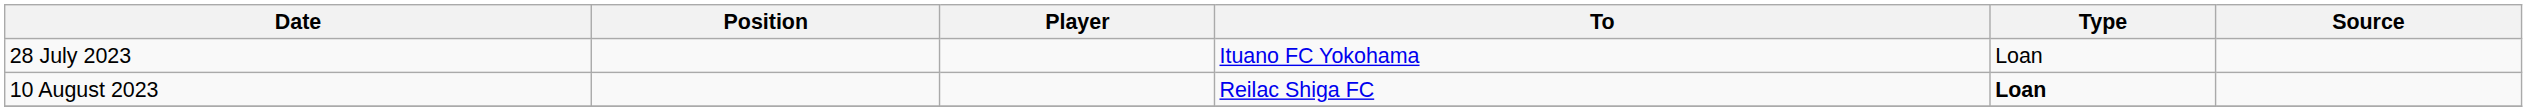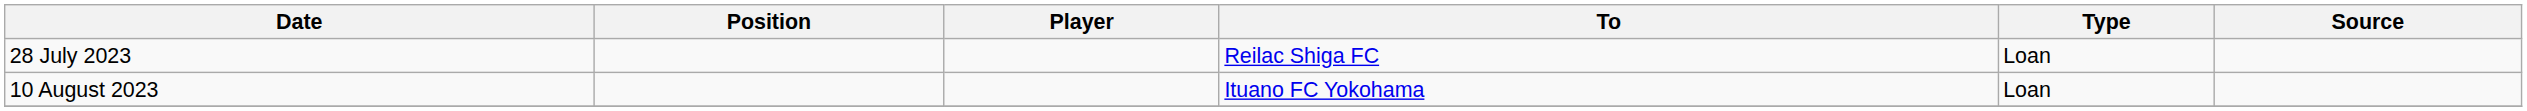(1319, 56) Ituano FC Yokohama -> (1302, 56) Reilac Shiga FC
(1297, 90) Reilac Shiga FC -> (1324, 90) Ituano FC Yokohama
(2021, 90) bold -> (2027, 90) normal
